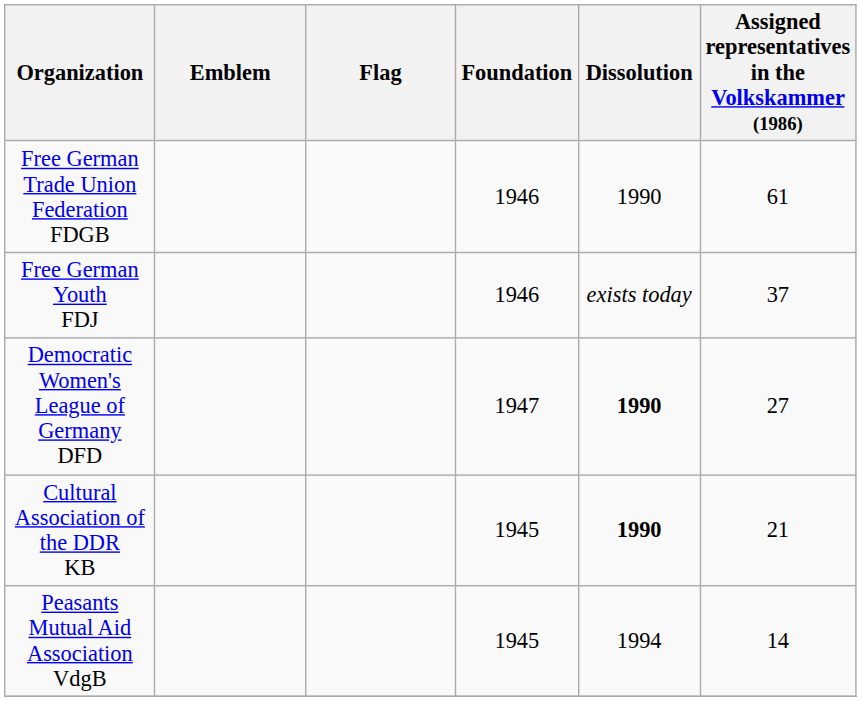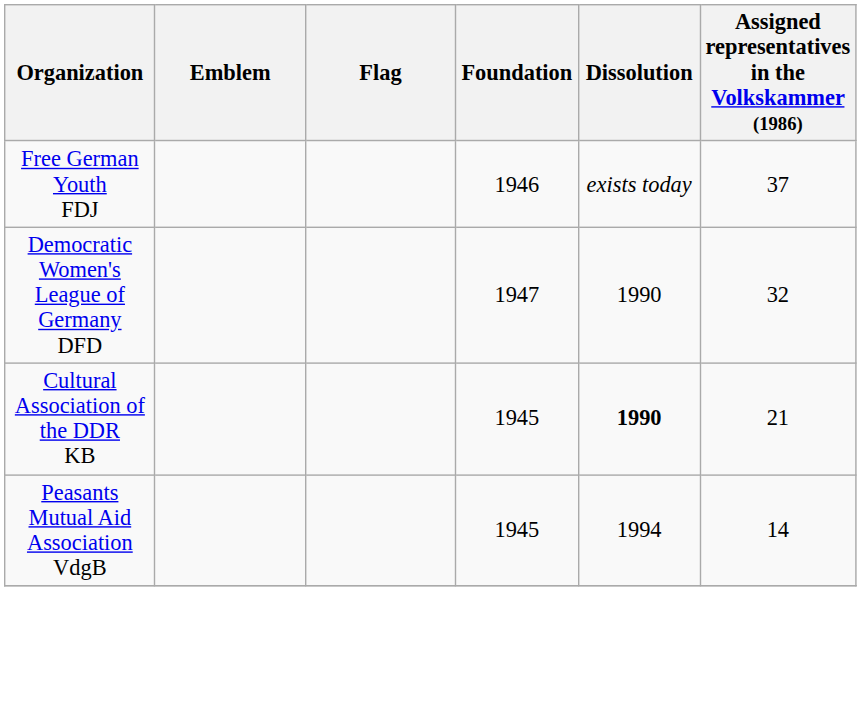- row: (80, 196)
(639, 406) bold -> (639, 294) normal
(778, 406) 27 -> (778, 294) 32
